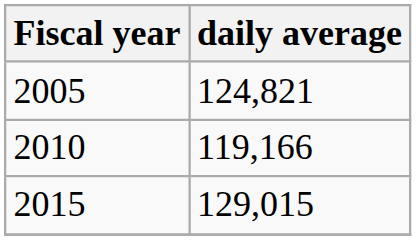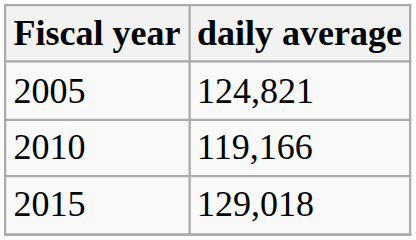(255, 204) 129,015 -> (255, 204) 129,018
